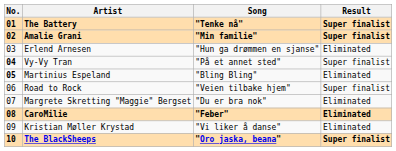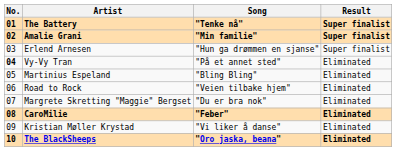(347, 50) Eliminated -> (356, 50) Super finalist
(356, 62) Super finalist -> (347, 62) Eliminated
(11, 75) bold -> (11, 75) normal
(356, 88) Super finalist -> (347, 88) Eliminated
(356, 140) Super finalist -> (347, 140) Eliminated
